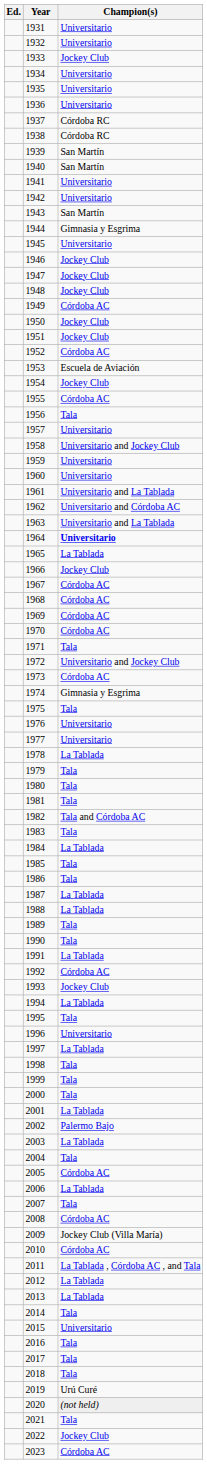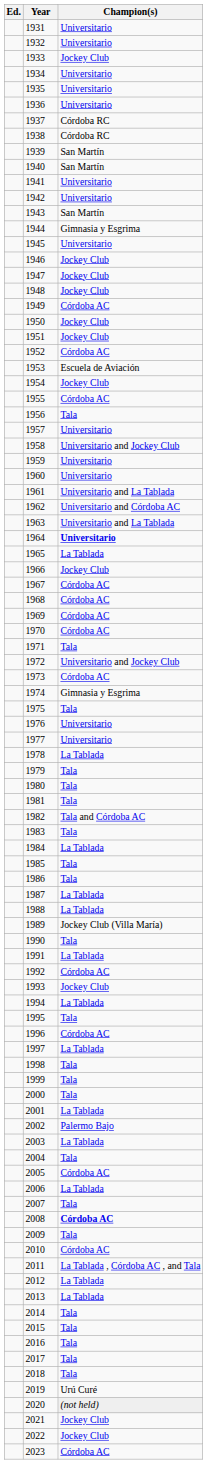(69, 925) Tala -> (112, 925) Jockey Club (Villa María)
(86, 1033) Universitario -> (85, 1033) Córdoba AC
(85, 1219) normal -> (87, 1219) bold
(112, 1235) Jockey Club (Villa María) -> (69, 1235) Tala
(86, 1327) Universitario -> (69, 1327) Tala
(69, 1420) Tala -> (85, 1420) Jockey Club
